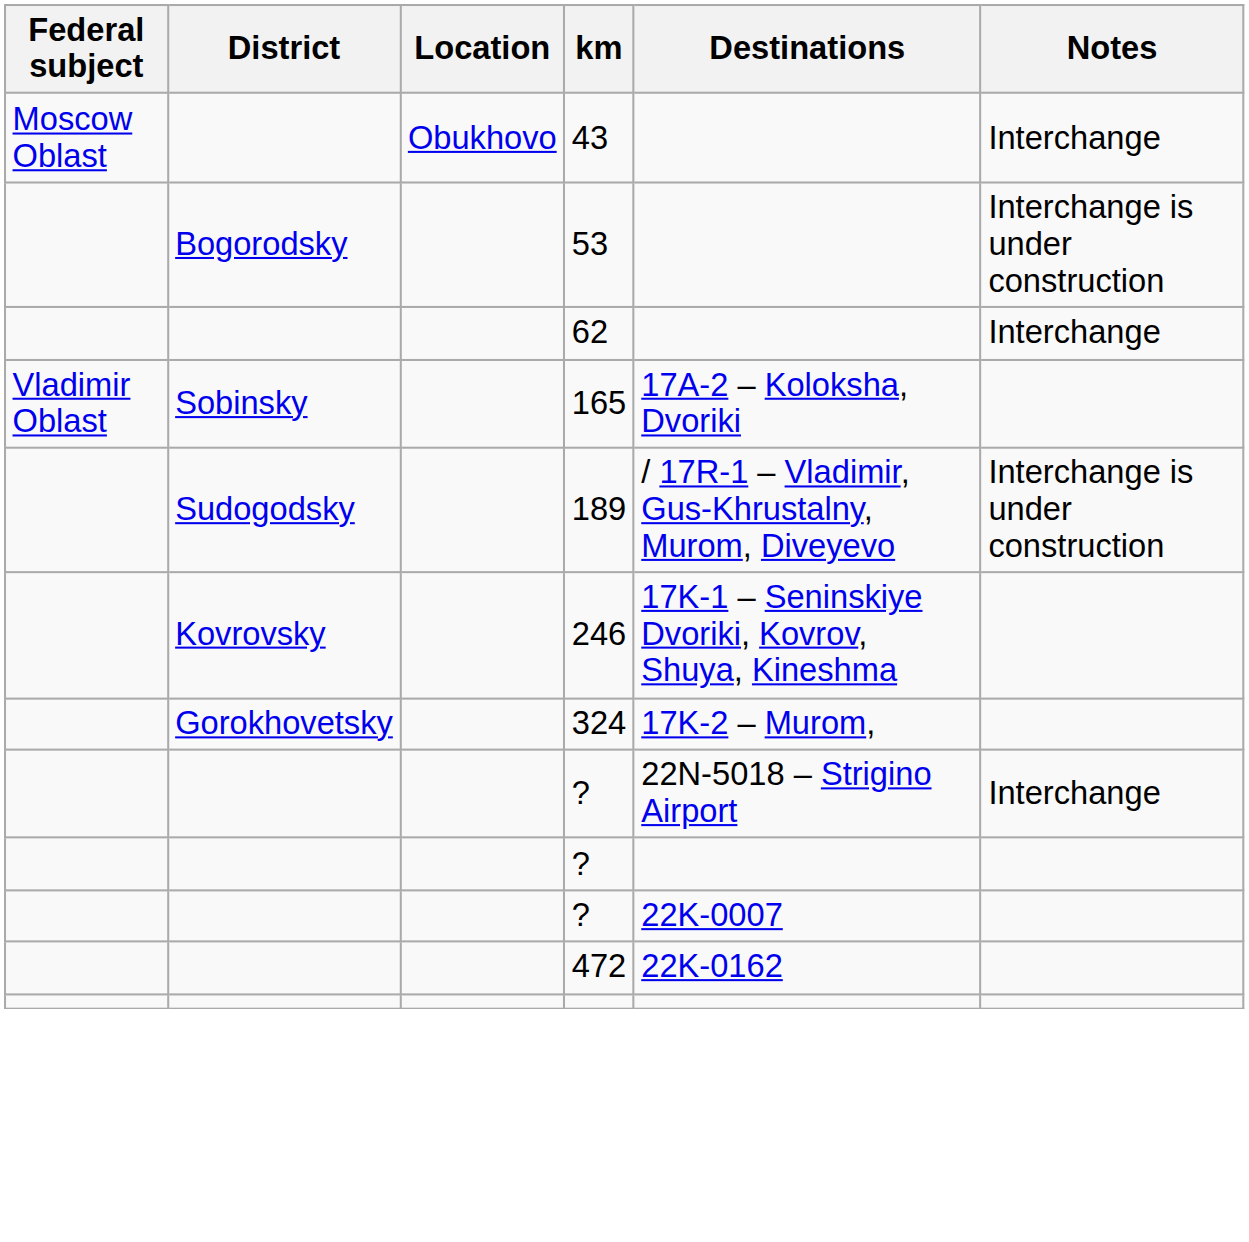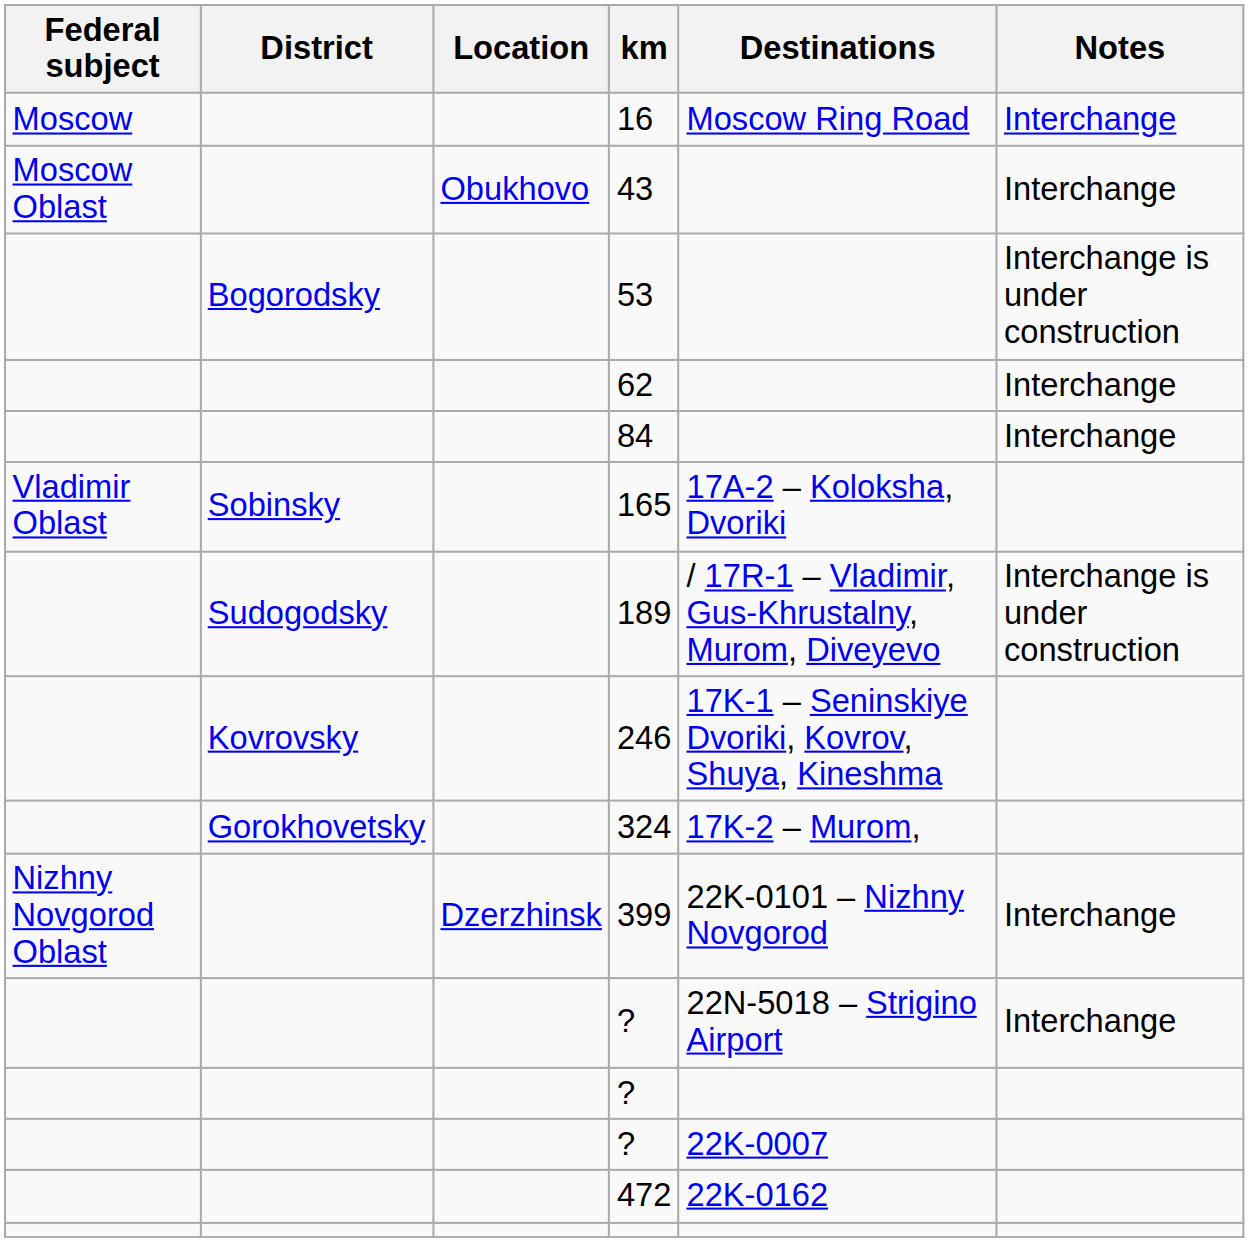+ row: (317, 119)
+ row: (317, 437)
+ row: (317, 916)
